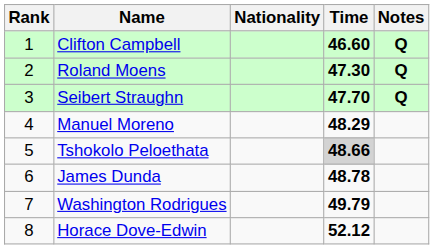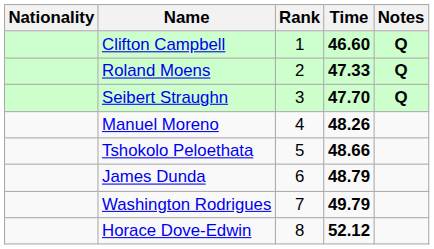columns swapped: (29, 17) <-> (277, 17)
(349, 71) 47.30 -> (349, 71) 47.33
(349, 124) 48.29 -> (349, 124) 48.26
(349, 151) lightgrey background -> (349, 151) no background
(349, 177) 48.78 -> (349, 177) 48.79
